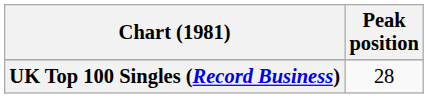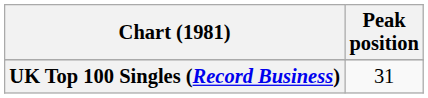(384, 76) 28 -> (384, 76) 31
